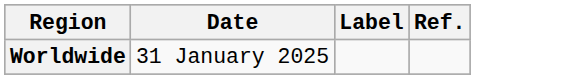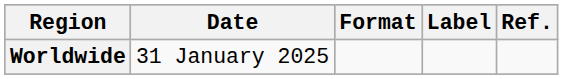+ column: (378, 22)
